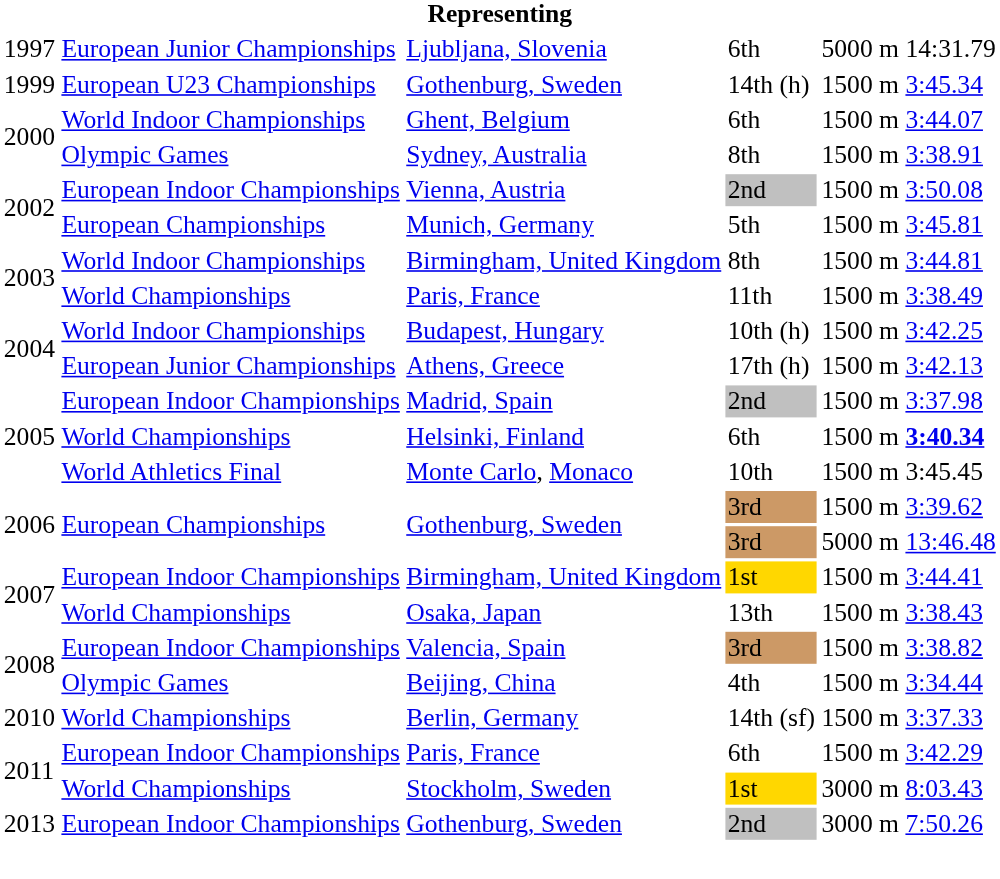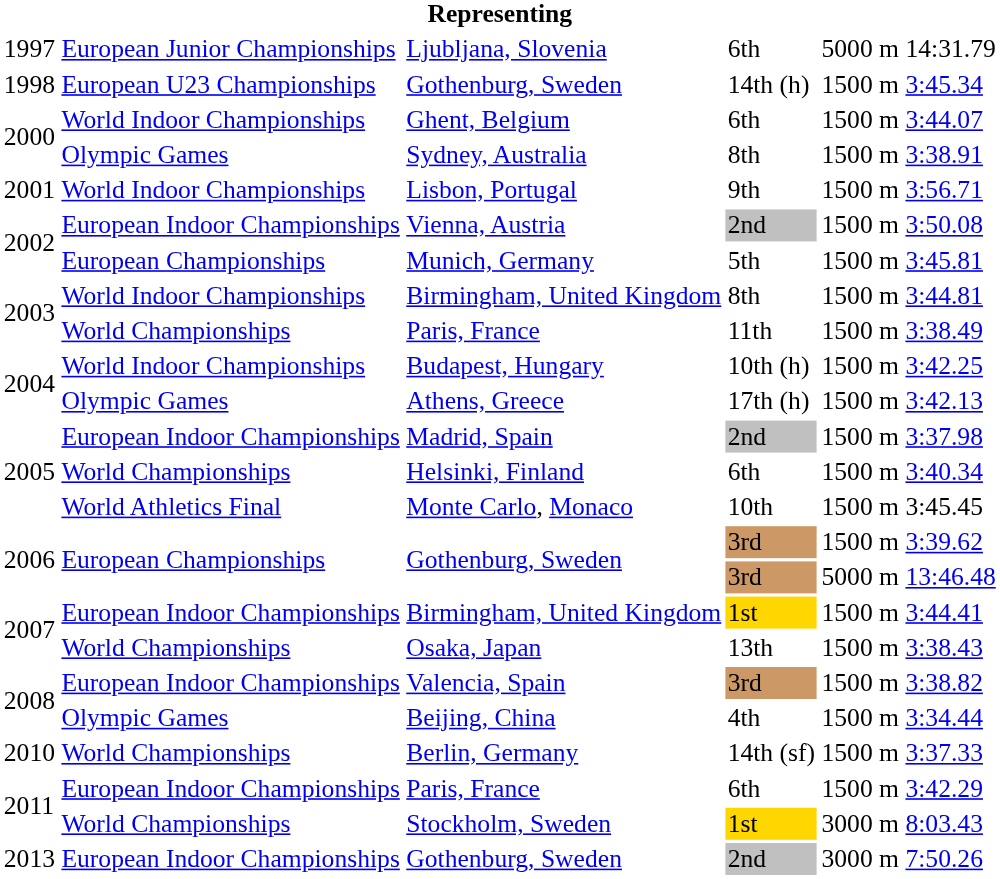(29, 84) 1999 -> (29, 84) 1998
+ row: (492, 189)
(229, 365) European Junior Championships -> (145, 401) Olympic Games
(945, 436) bold -> (944, 471) normal
